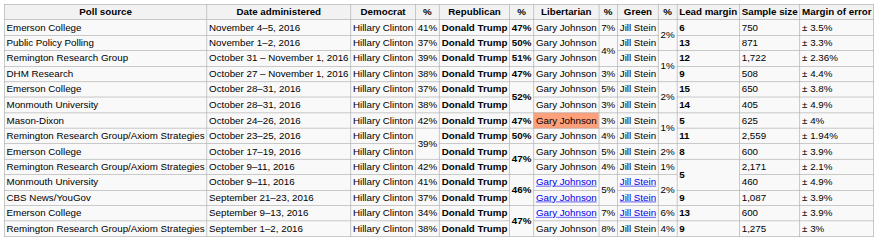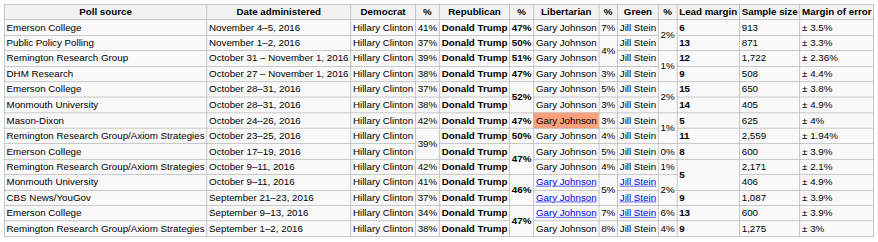(750, 27) 750 -> (750, 27) 913
(668, 151) 2% -> (668, 151) 0%
(750, 182) 460 -> (750, 182) 406
